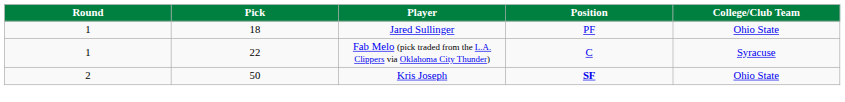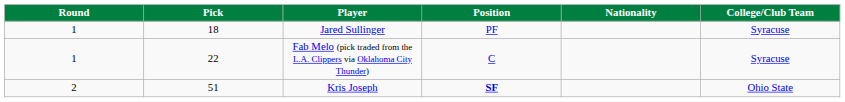+ column: (631, 13)
(756, 30) Ohio State -> (770, 30) Syracuse
(255, 76) 50 -> (213, 88) 51
